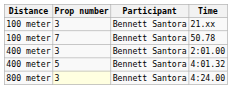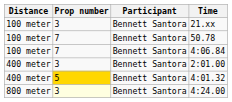+ row: (208, 51)
(57, 64) no background -> (57, 78) gold background
